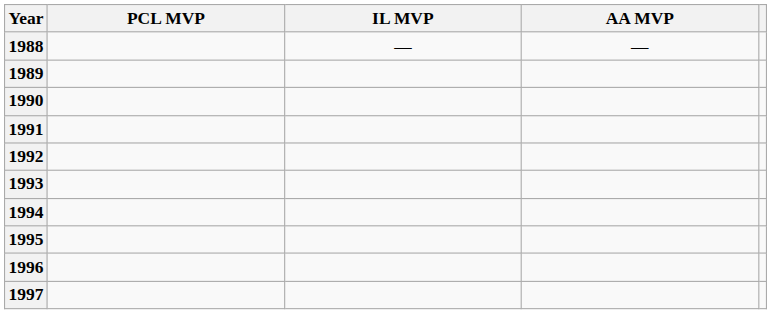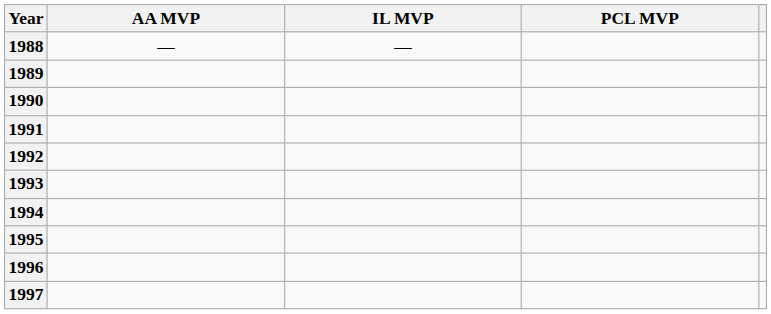columns swapped: (640, 18) <-> (166, 18)
